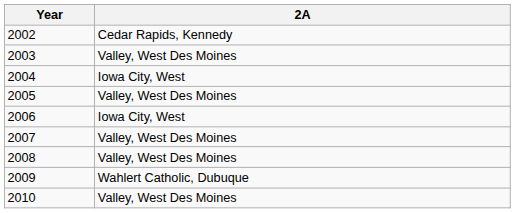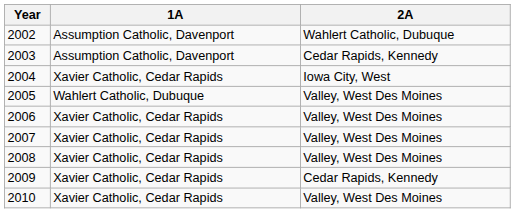+ column: (175, 15)
(165, 35) Cedar Rapids, Kennedy -> (379, 35) Wahlert Catholic, Dubuque
(167, 55) Valley, West Des Moines -> (371, 55) Cedar Rapids, Kennedy
(141, 117) Iowa City, West -> (373, 117) Valley, West Des Moines
(173, 178) Wahlert Catholic, Dubuque -> (371, 178) Cedar Rapids, Kennedy
